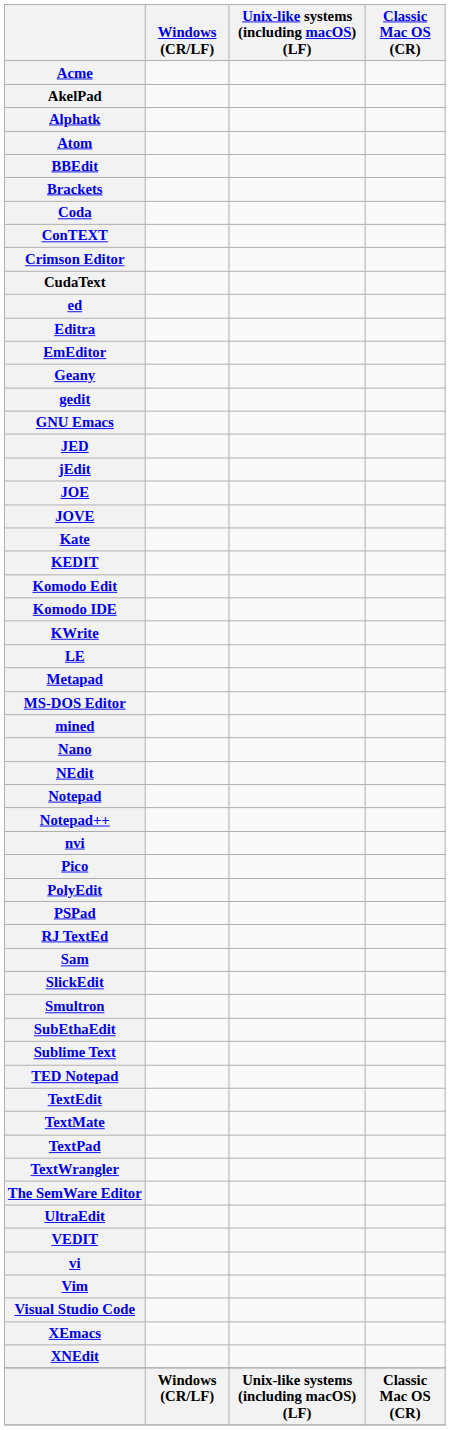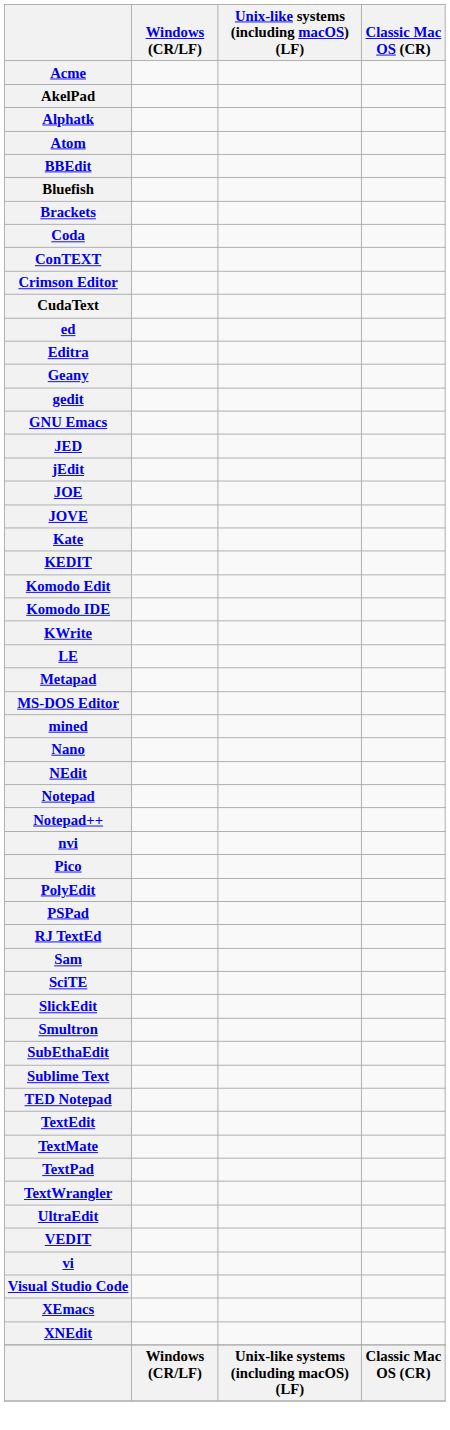+ row: (68, 189)
- row: (75, 352)
+ row: (68, 983)
- row: (75, 1193)
- row: (75, 1286)
